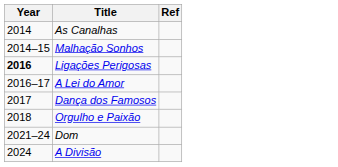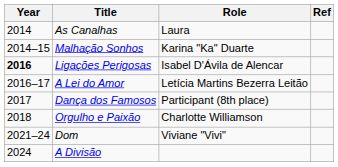+ column: (235, 13)
